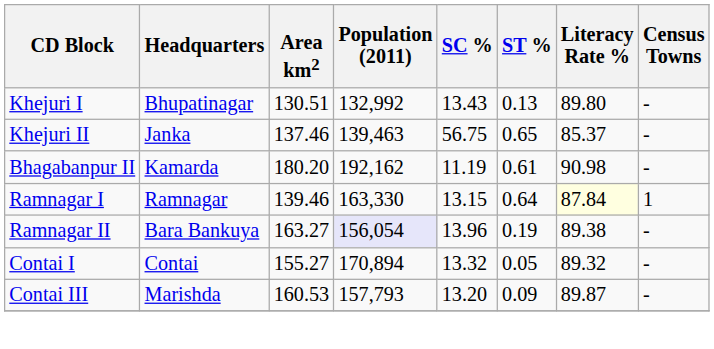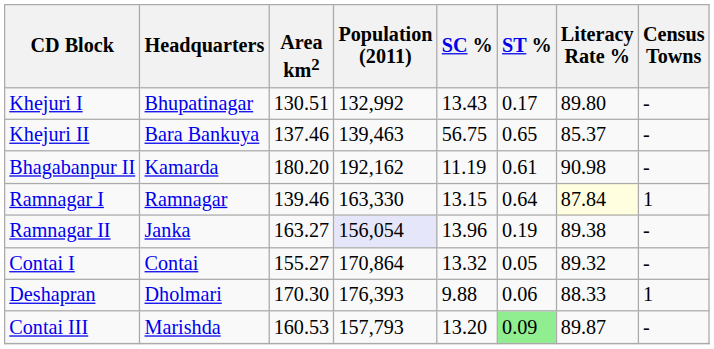(520, 103) 0.13 -> (520, 103) 0.17
(167, 135) Janka -> (202, 135) Bara Bankuya
(202, 231) Bara Bankuya -> (167, 231) Janka
(371, 263) 170,894 -> (371, 263) 170,864
+ row: (52, 295)
(520, 295) no background -> (520, 327) lightgreen background
